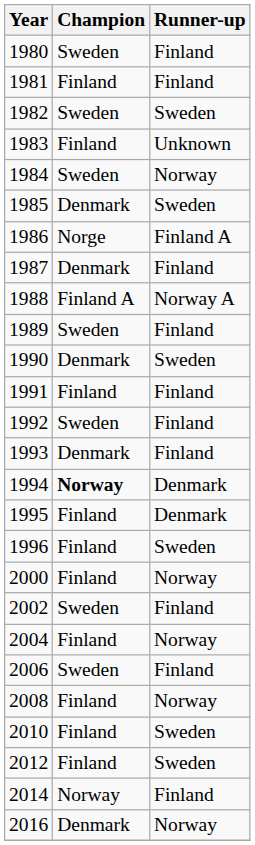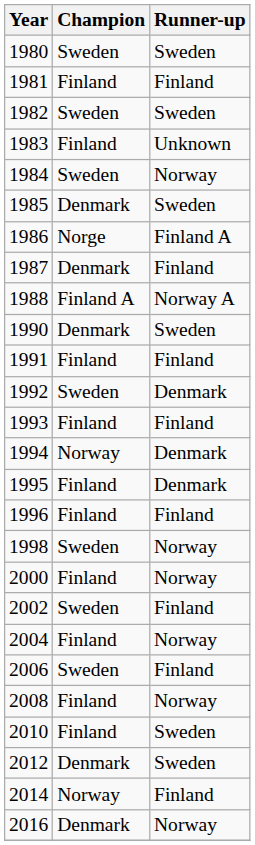(184, 50) Finland -> (185, 50) Sweden
- row: (29, 329)
(184, 422) Finland -> (190, 391) Denmark
(93, 453) Denmark -> (87, 422) Finland
(90, 484) bold -> (89, 453) normal
(185, 546) Sweden -> (184, 515) Finland
+ row: (29, 546)
(87, 762) Finland -> (93, 762) Denmark
